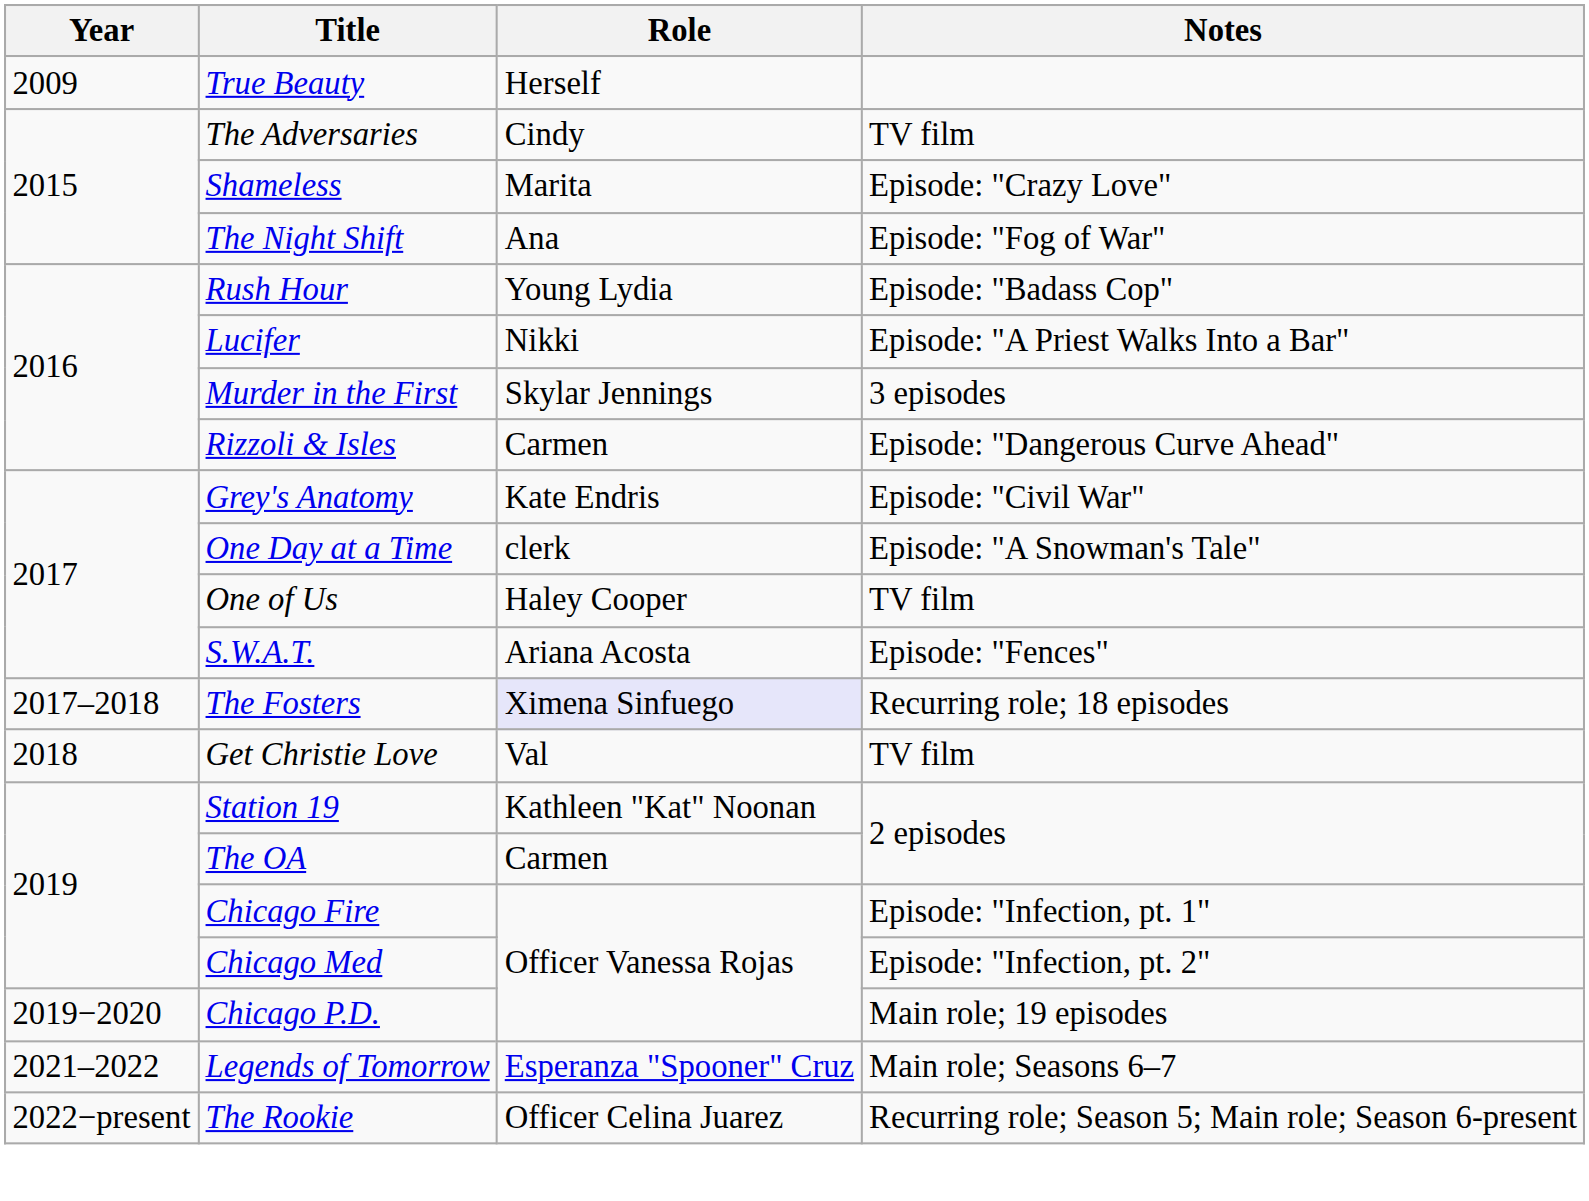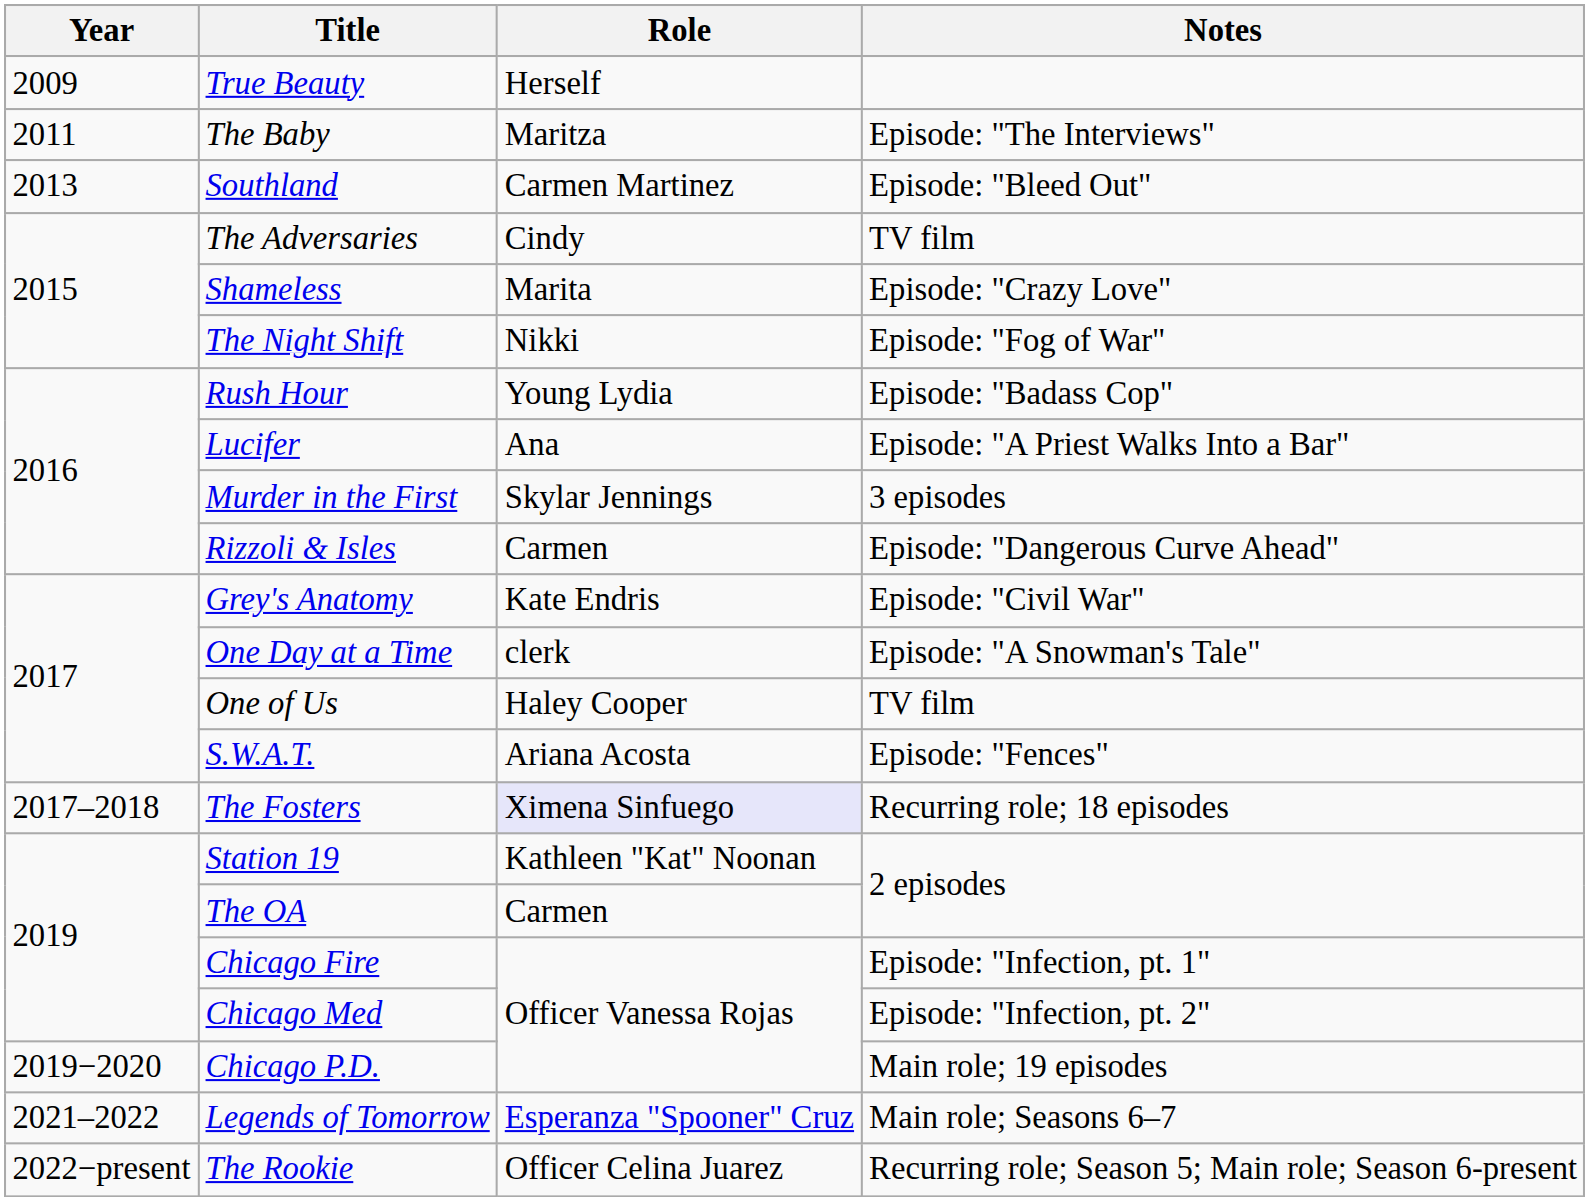+ row: (268, 133)
+ row: (272, 185)
(532, 237) Ana -> (542, 340) Nikki
(542, 340) Nikki -> (532, 444) Ana
- row: (322, 755)
